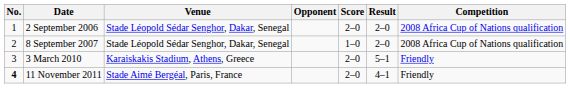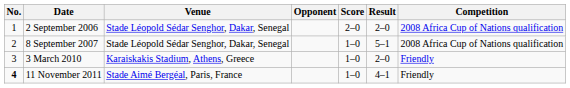(382, 43) 2–0 -> (382, 43) 5–1
(353, 59) 2–0 -> (353, 59) 1–0
(382, 59) 5–1 -> (382, 59) 2–0
(353, 75) 2–0 -> (353, 75) 1–0
